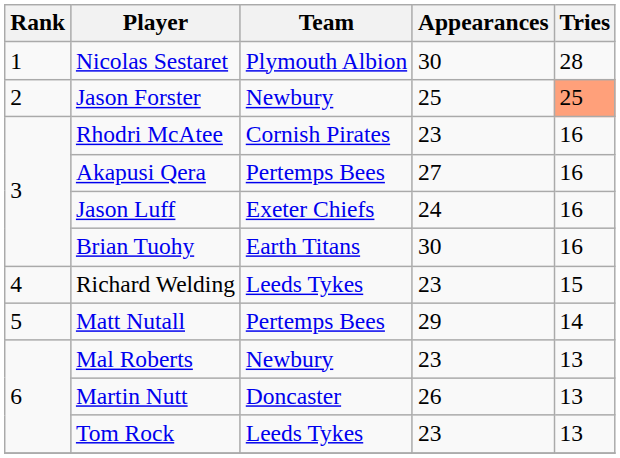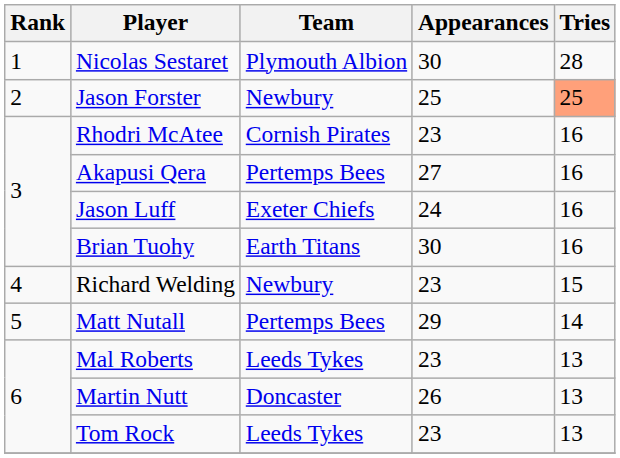(305, 284) Leeds Tykes -> (290, 284) Newbury
(290, 358) Newbury -> (305, 358) Leeds Tykes
